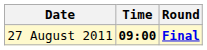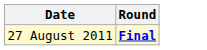- column: (137, 15)
